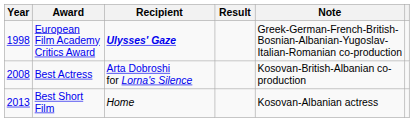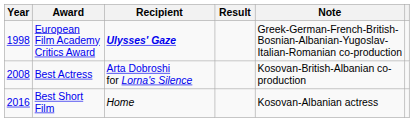(18, 103) 2013 -> (18, 103) 2016
